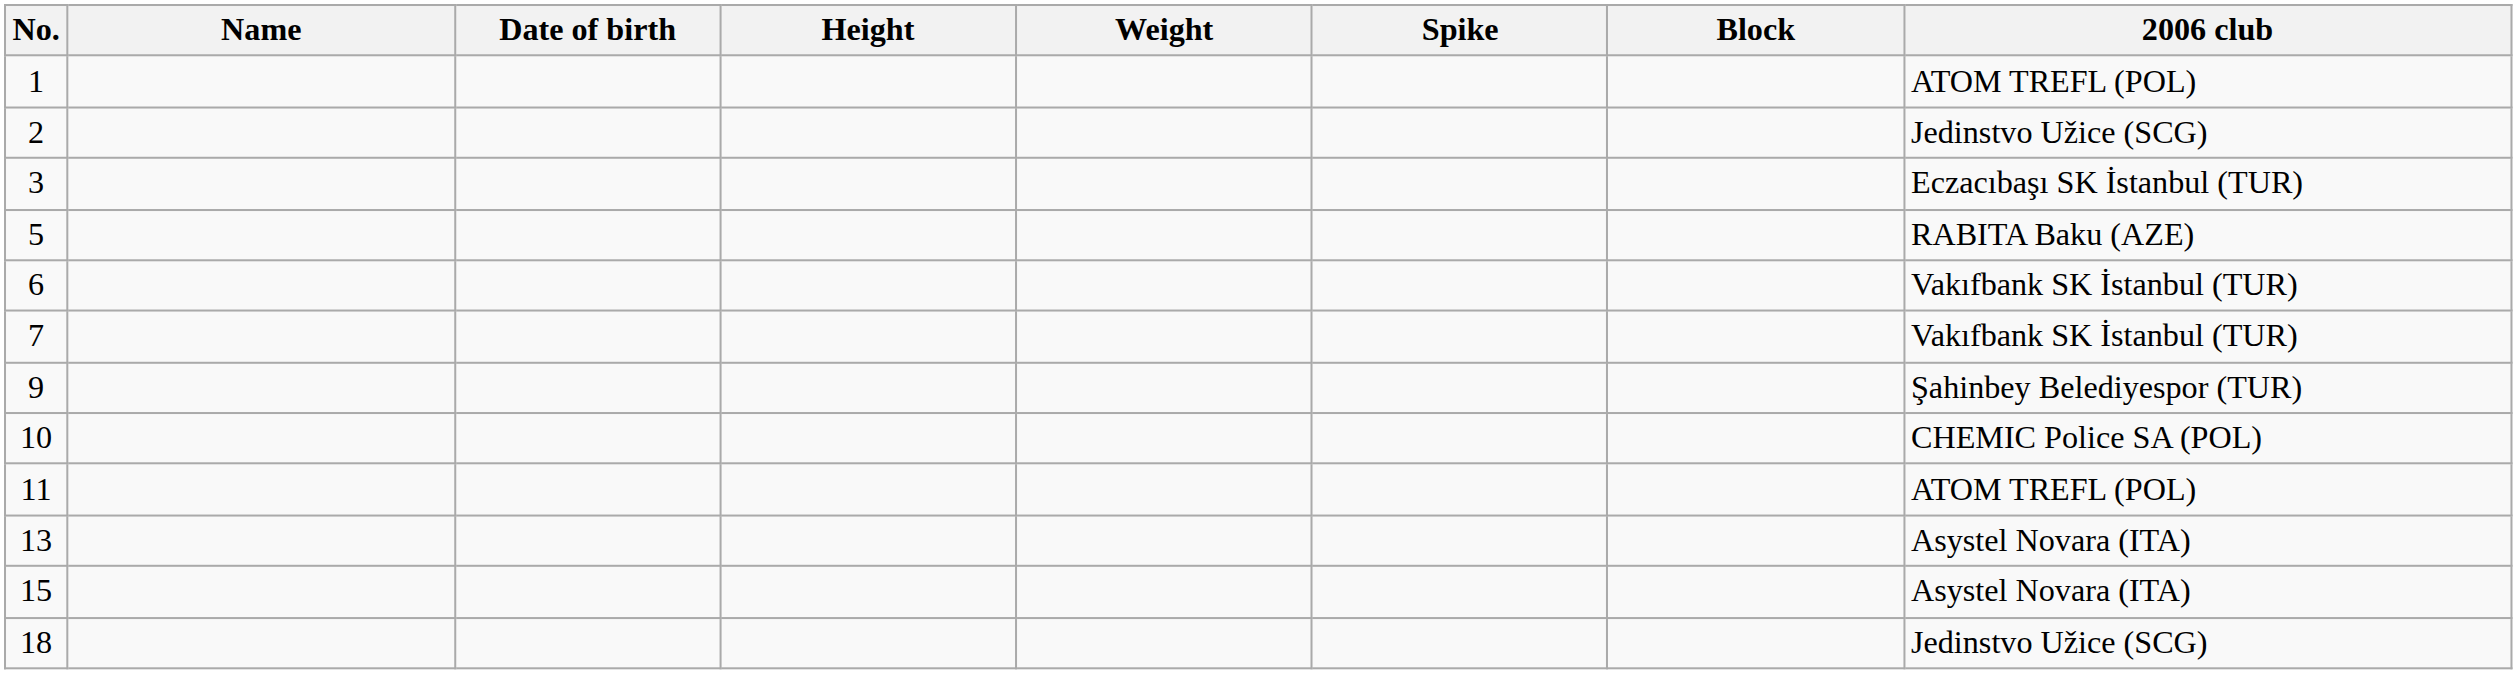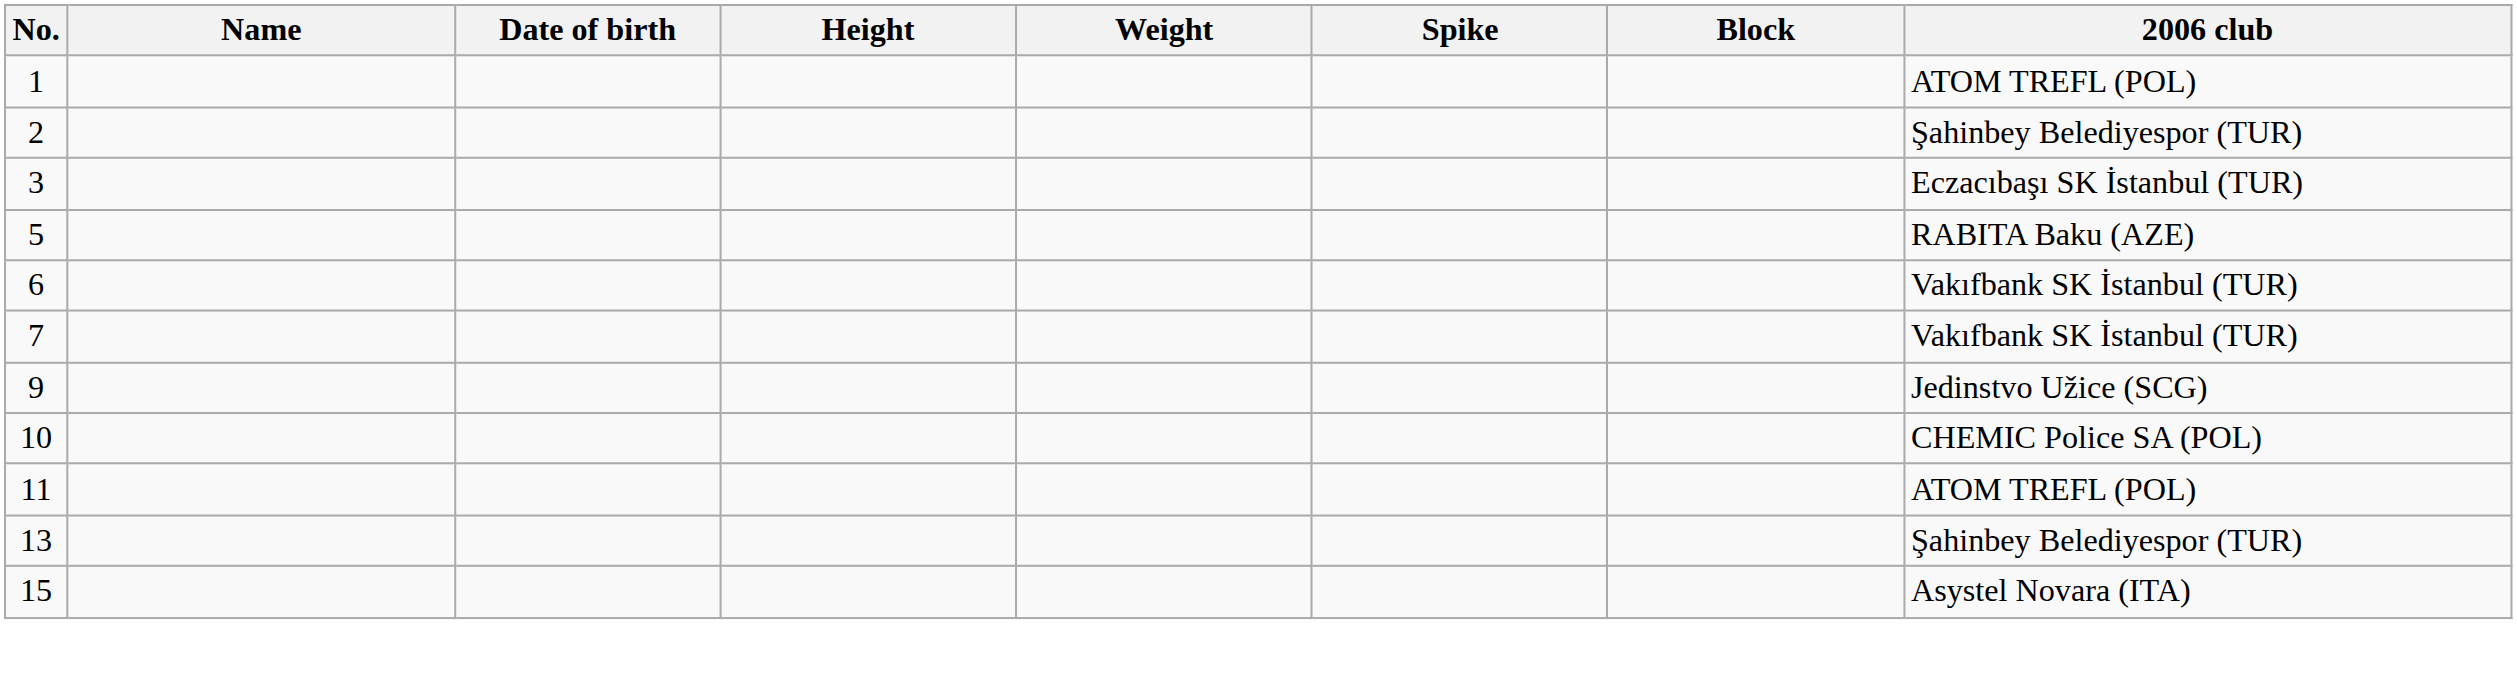(2059, 132) Jedinstvo Užice (SCG) -> (2107, 132) Şahinbey Belediyespor (TUR)
(2107, 387) Şahinbey Belediyespor (TUR) -> (2059, 387) Jedinstvo Užice (SCG)
(2051, 540) Asystel Novara (ITA) -> (2107, 540) Şahinbey Belediyespor (TUR)
- row: (36, 642)
